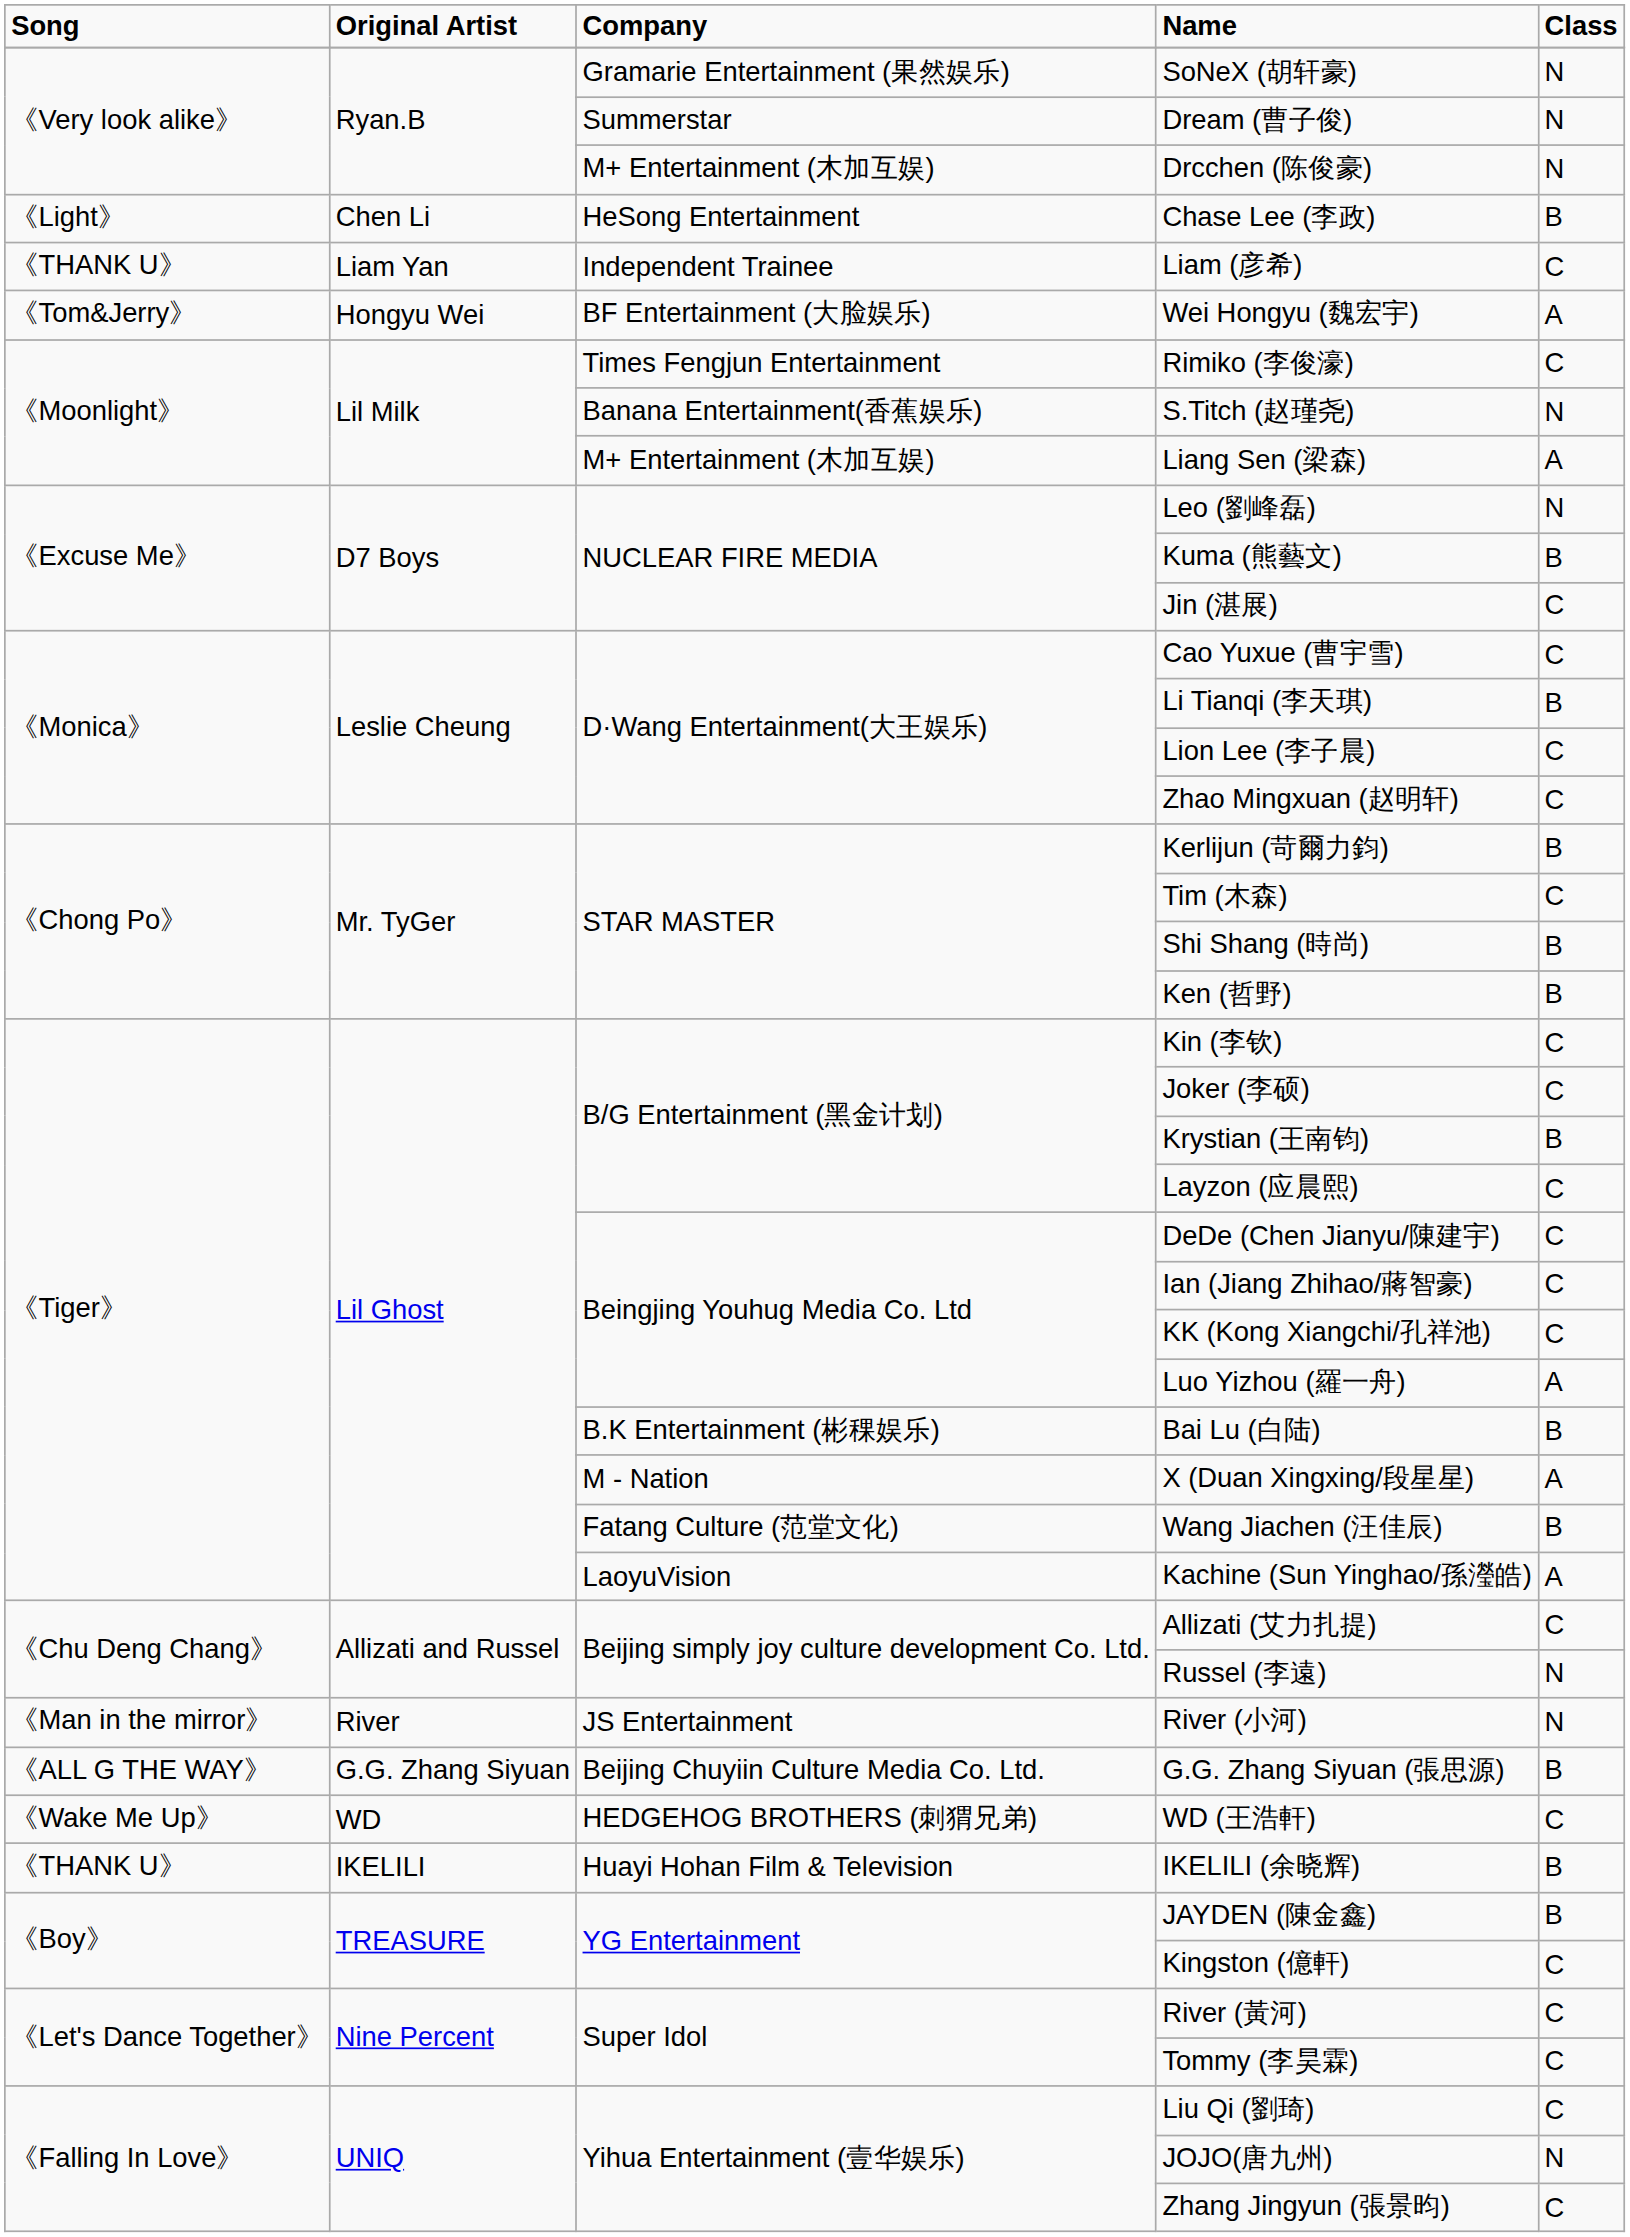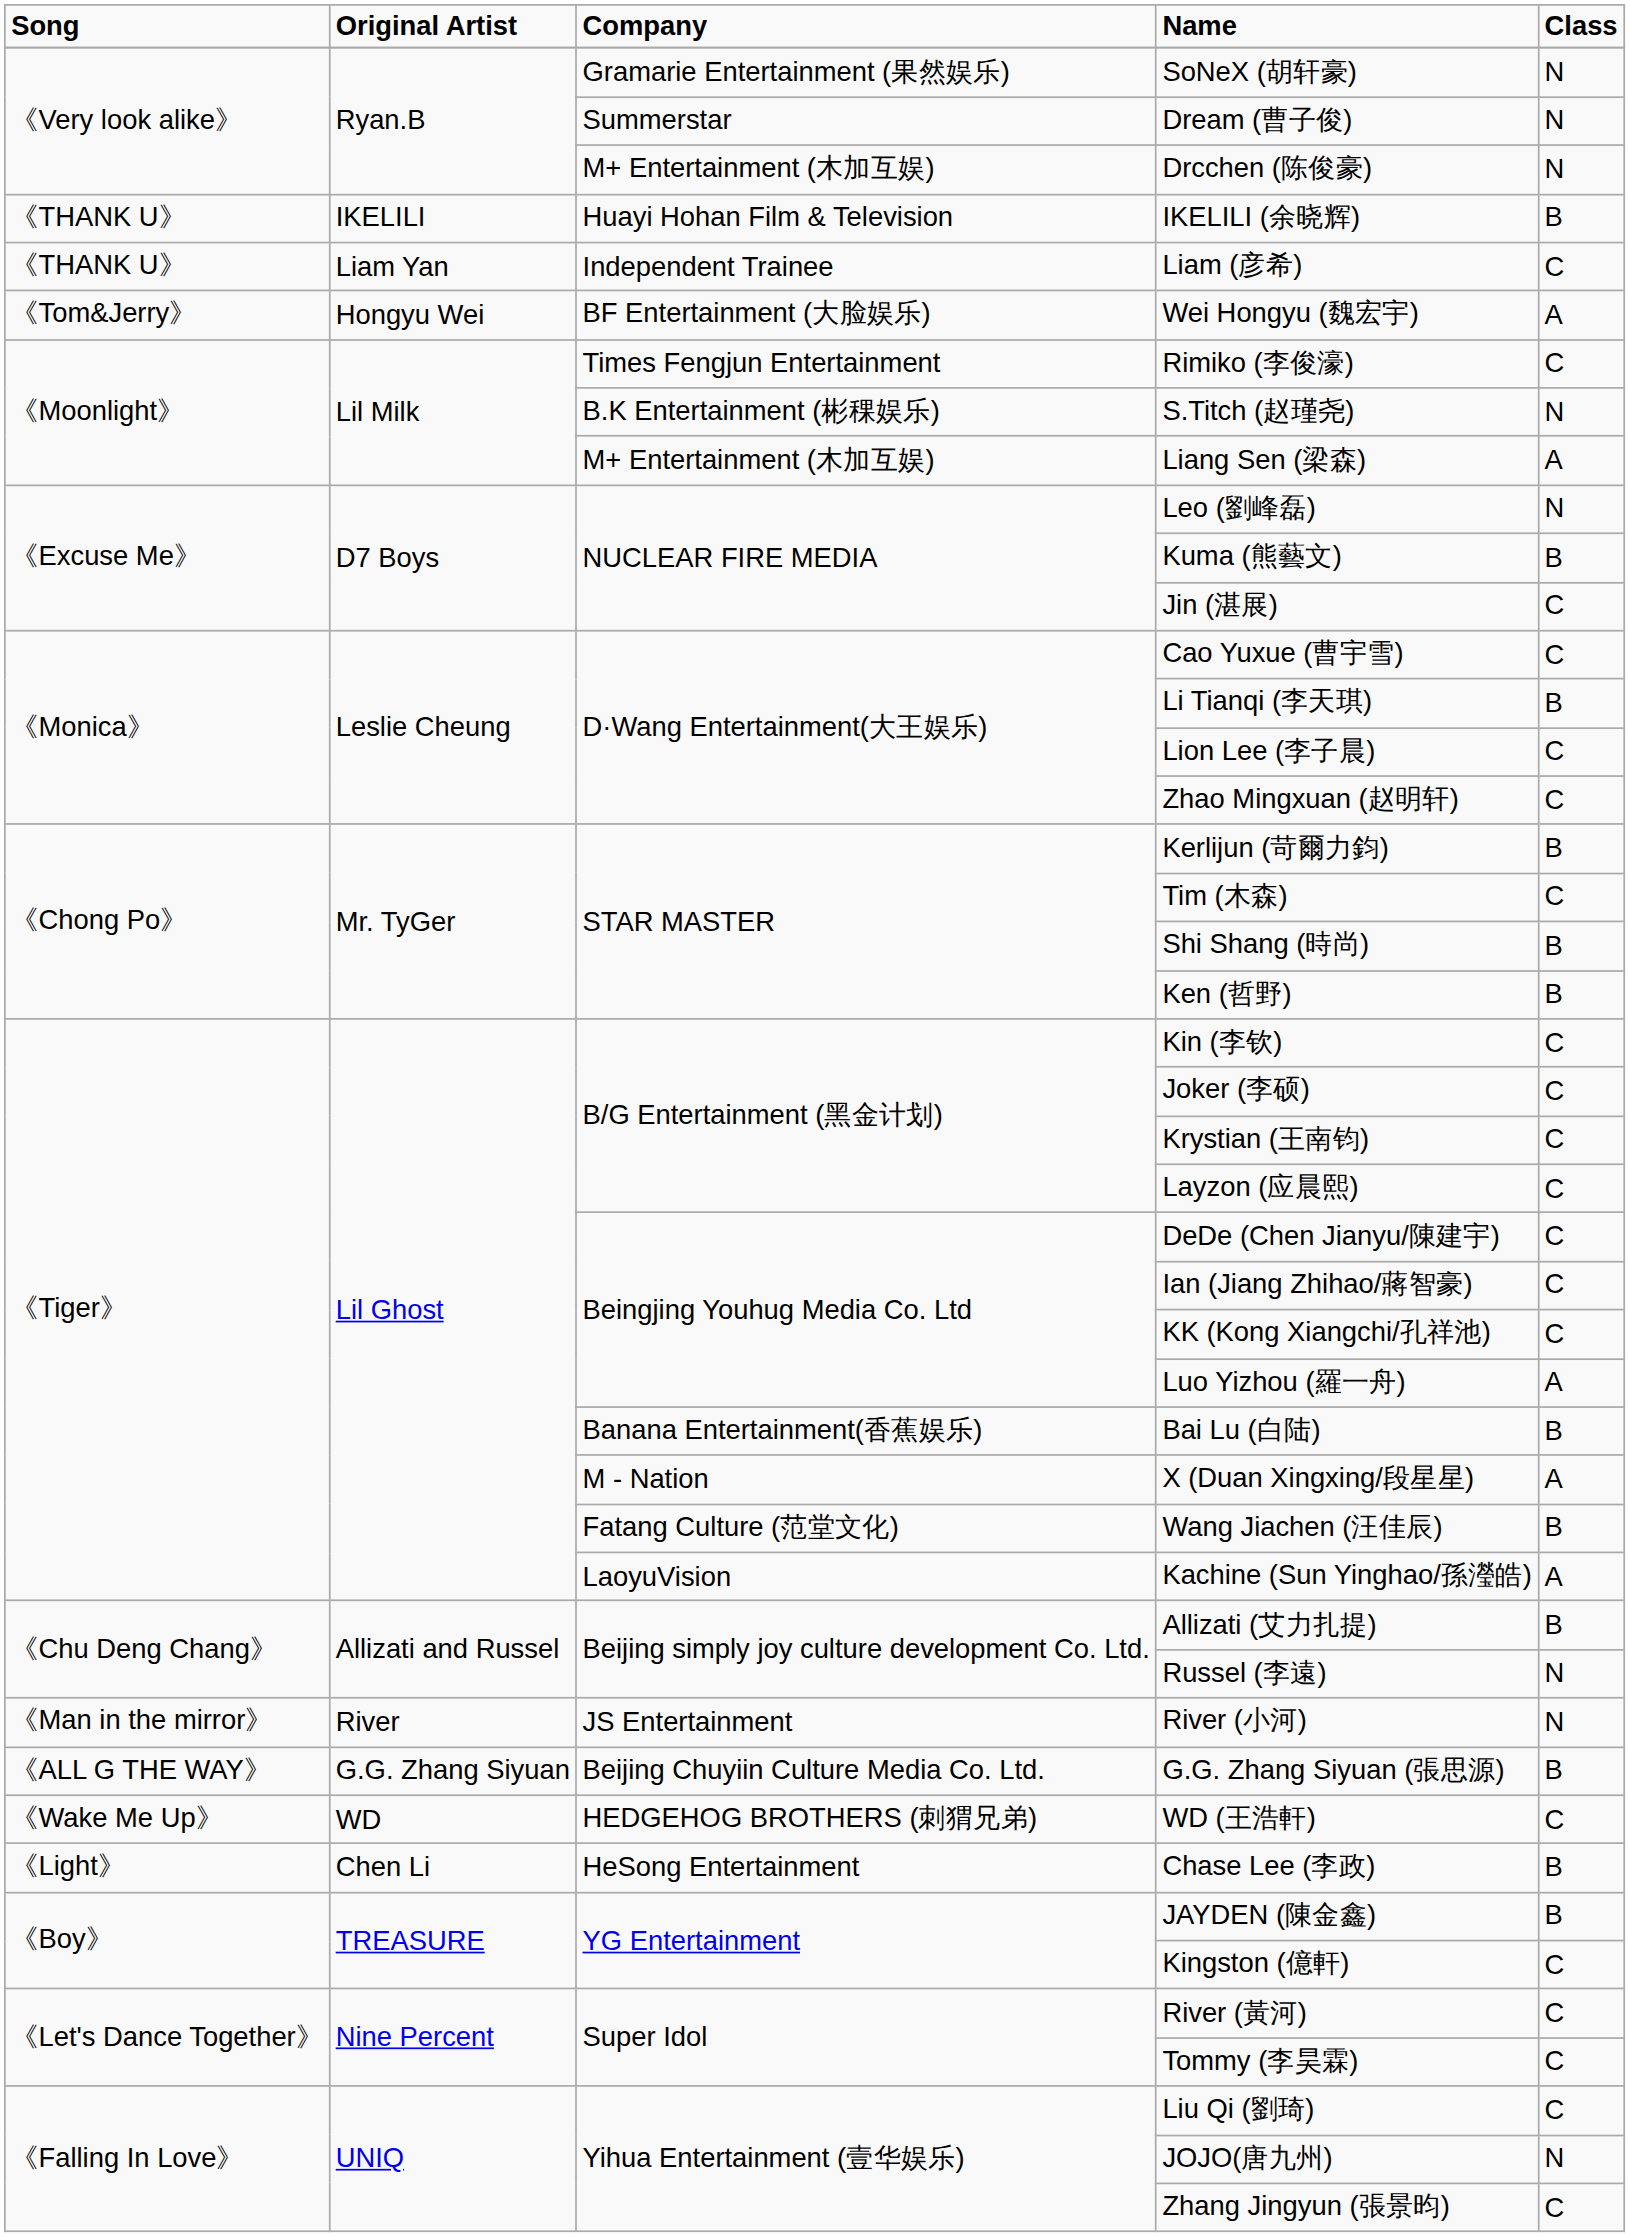rows swapped: (1261, 1866) <-> (1269, 216)
(783, 410) Banana Entertainment(香蕉娱乐) -> (761, 410) B.K Entertainment (彬稞娱乐)
(1554, 1139) B -> (1554, 1139) C
(761, 1429) B.K Entertainment (彬稞娱乐) -> (783, 1429) Banana Entertainment(香蕉娱乐)
(1554, 1624) C -> (1554, 1624) B
